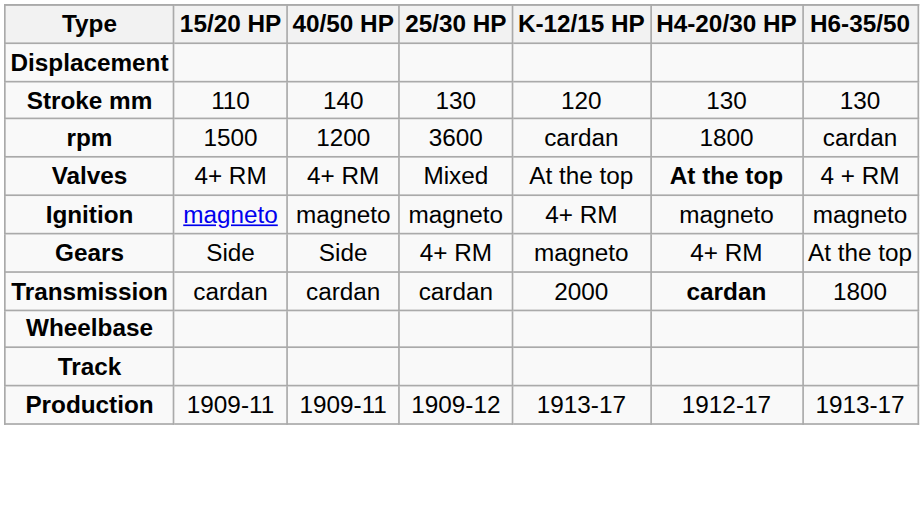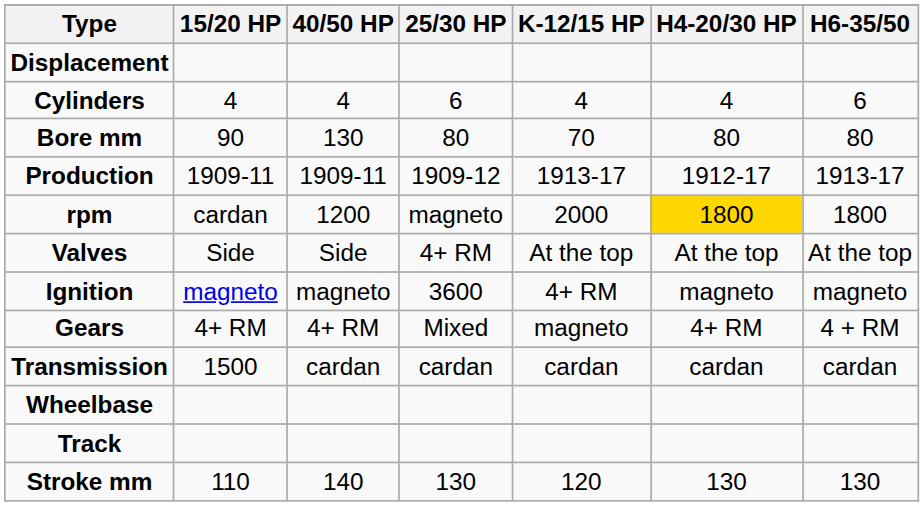+ row: (89, 100)
+ row: (90, 138)
rows swapped: (90, 100) <-> (90, 404)
(231, 138) 1500 -> (231, 214) cardan
(456, 138) 3600 -> (456, 214) magneto
(581, 138) cardan -> (581, 214) 2000
(726, 138) no background -> (726, 214) gold background
(860, 138) cardan -> (860, 214) 1800
(231, 176) 4+ RM -> (231, 252) Side
(343, 176) 4+ RM -> (343, 252) Side
(456, 176) Mixed -> (456, 252) 4+ RM
(726, 176) bold -> (726, 252) normal
(860, 176) 4 + RM -> (860, 252) At the top
(456, 214) magneto -> (456, 290) 3600
(231, 252) Side -> (231, 328) 4+ RM
(343, 252) Side -> (343, 328) 4+ RM
(456, 252) 4+ RM -> (456, 328) Mixed
(860, 252) At the top -> (860, 328) 4 + RM
(231, 290) cardan -> (231, 366) 1500
(581, 290) 2000 -> (581, 366) cardan
(726, 290) bold -> (726, 366) normal
(860, 290) 1800 -> (860, 366) cardan
